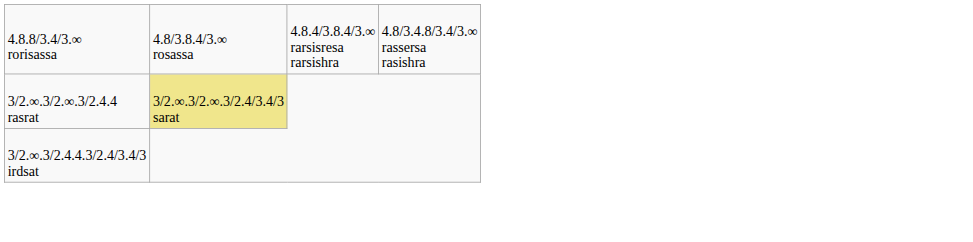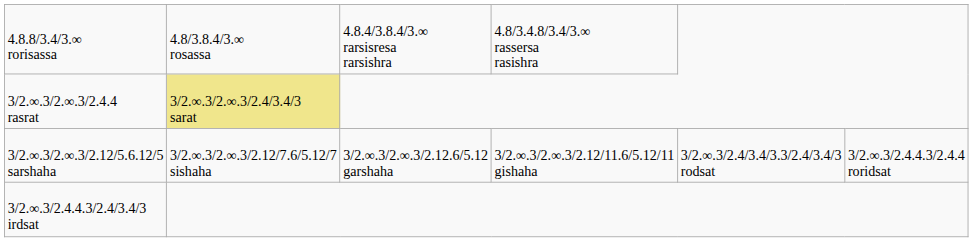+ row: (86, 163)
